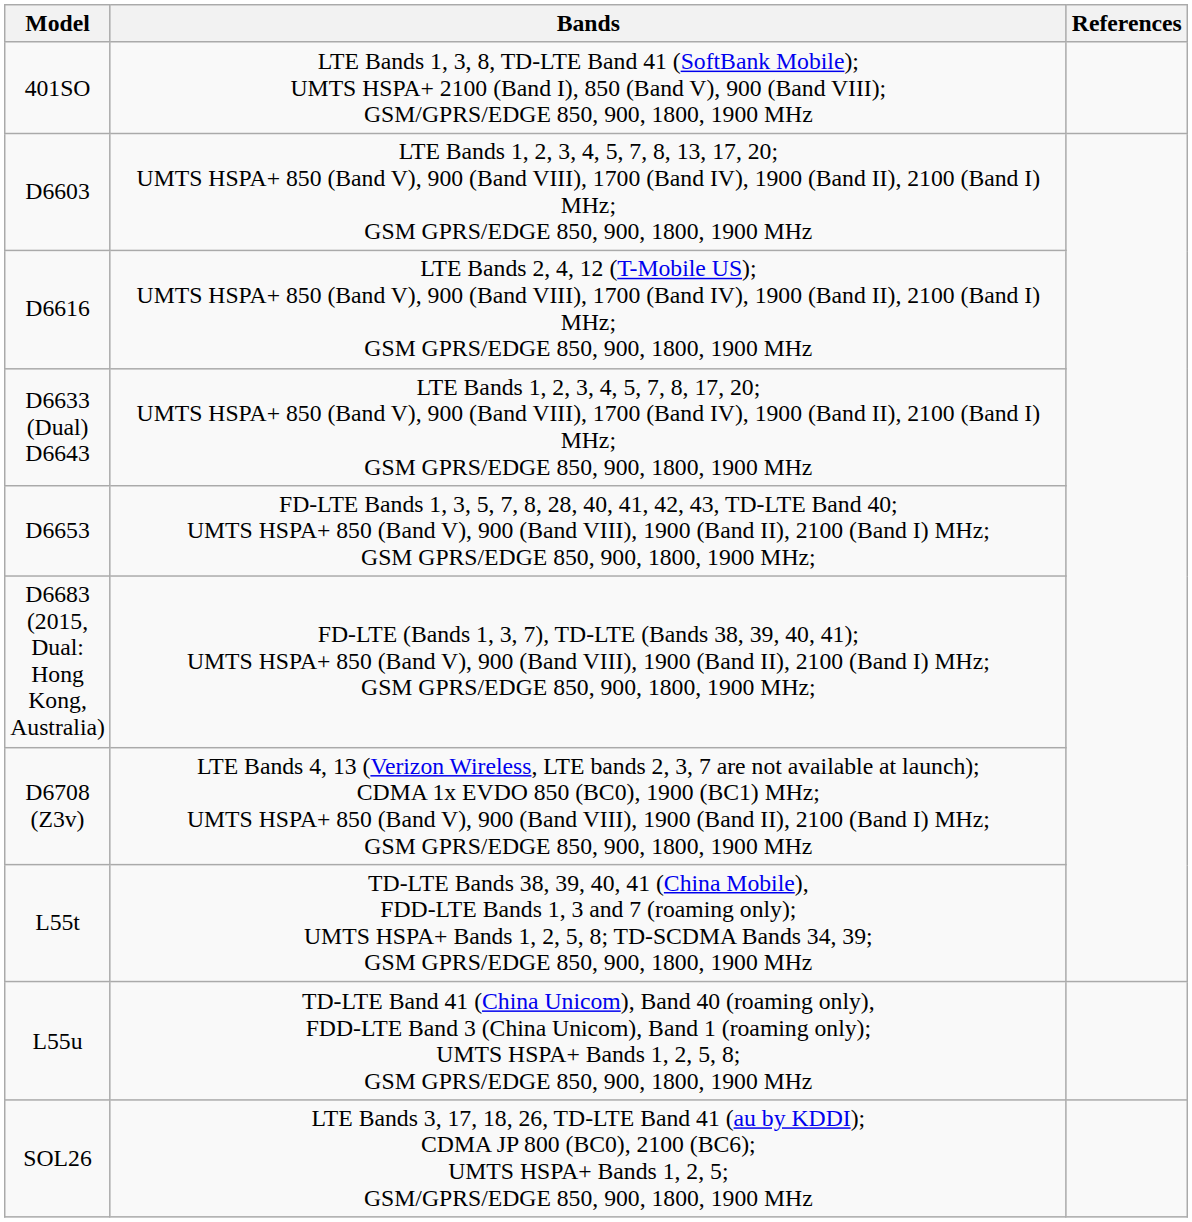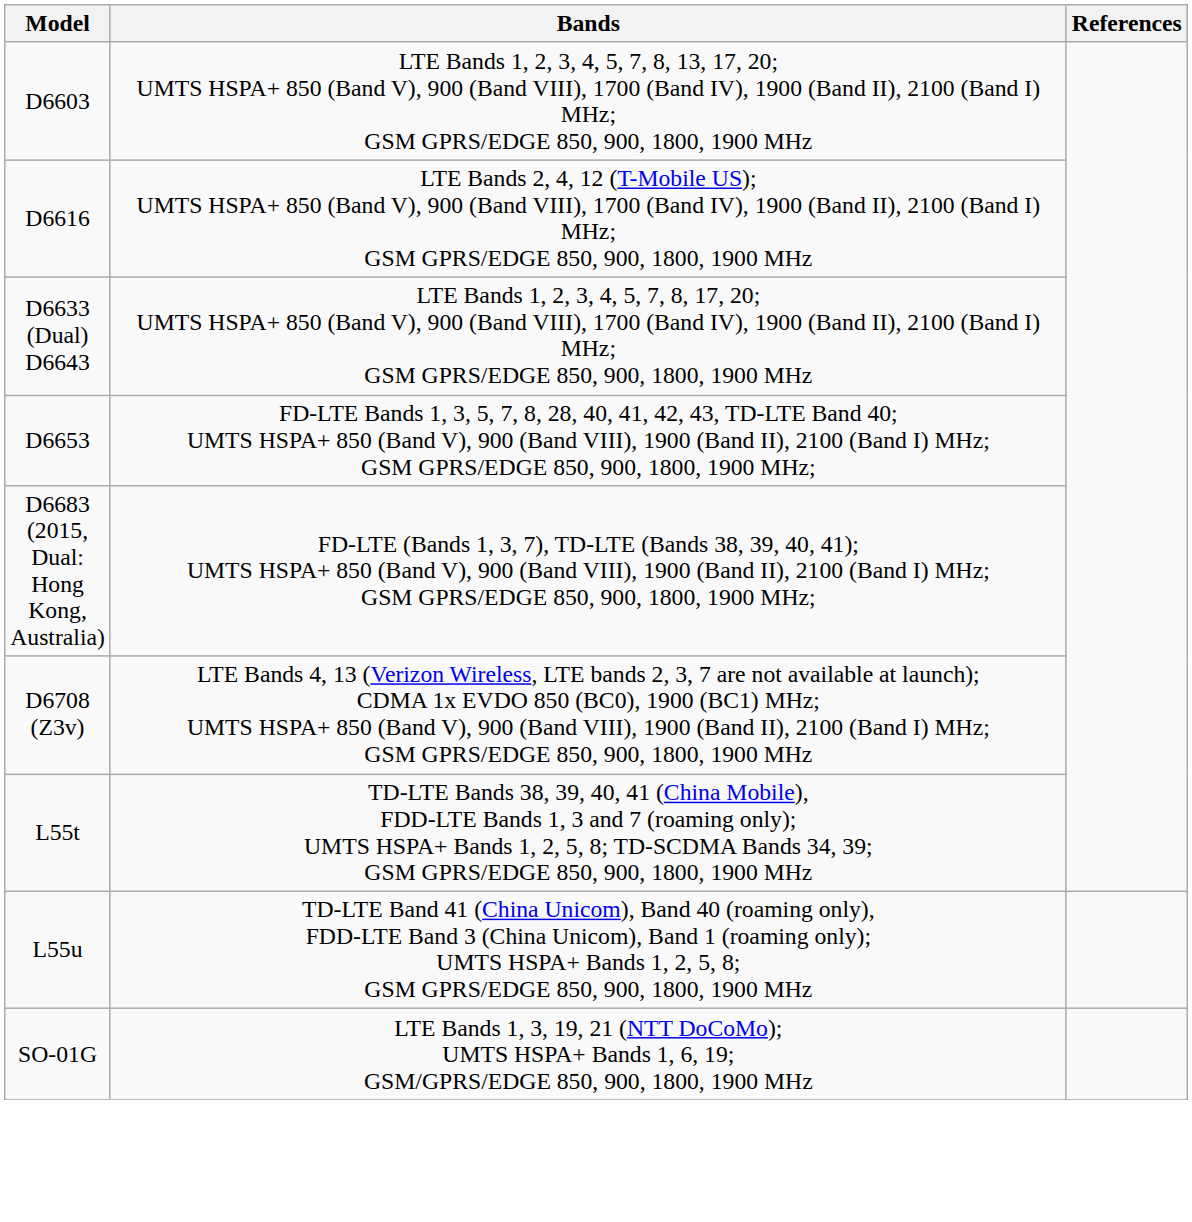- row: (58, 87)
- row: (58, 1158)
+ row: (58, 1053)
